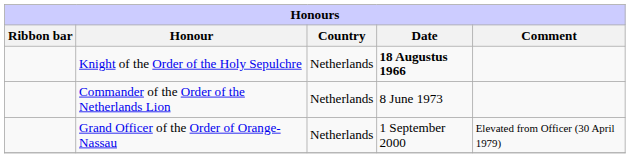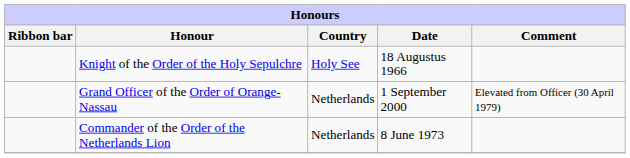(342, 63) Netherlands -> (335, 63) Holy See
(414, 63) bold -> (413, 63) normal
rows swapped: (162, 99) <-> (180, 135)
